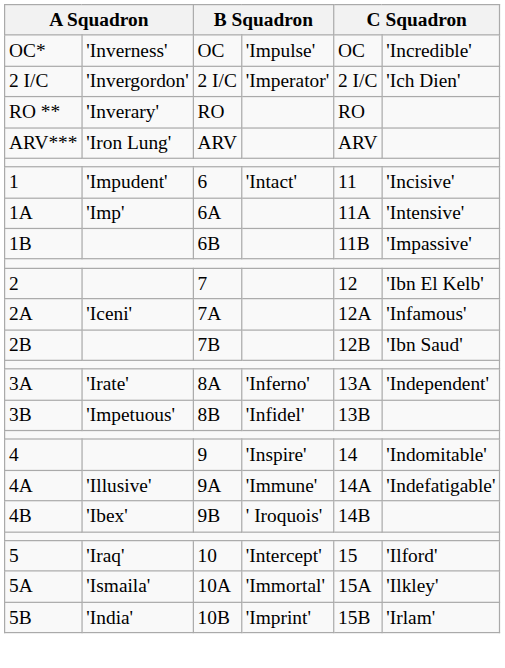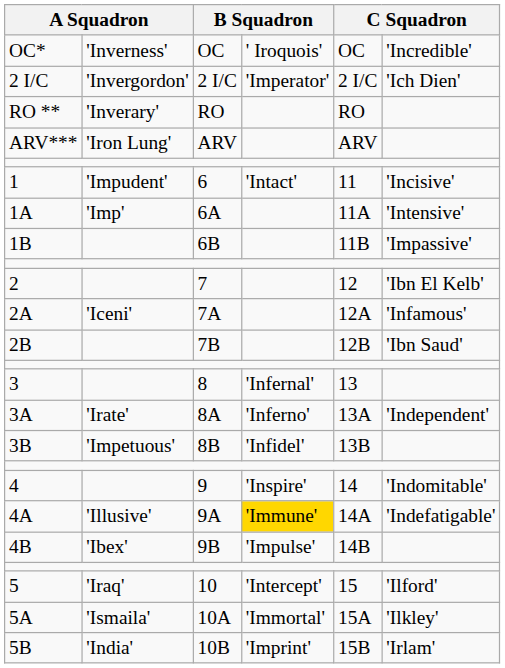(281, 50) 'Impulse' -> (284, 50) ' Iroquois'
+ row: (14, 384)
(282, 485) no background -> (282, 516) gold background
(284, 516) ' Iroquois' -> (281, 546) 'Impulse'
